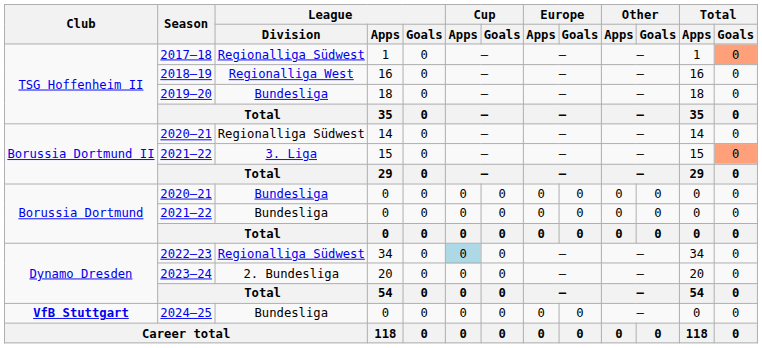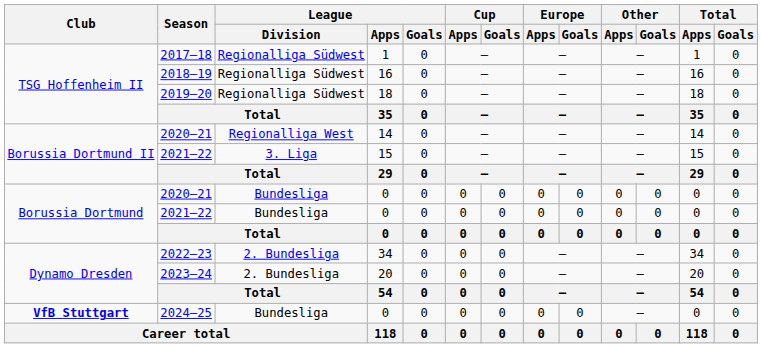(736, 54) lightsalmon background -> (736, 54) no background
(291, 74) Regionalliga West -> (291, 74) Regionalliga Südwest
(291, 94) Bundesliga -> (291, 94) Regionalliga Südwest
(291, 134) Regionalliga Südwest -> (291, 134) Regionalliga West
(736, 154) lightsalmon background -> (736, 154) no background
(291, 253) Regionalliga Südwest -> (291, 253) 2. Bundesliga
(463, 253) lightblue background -> (463, 253) no background
